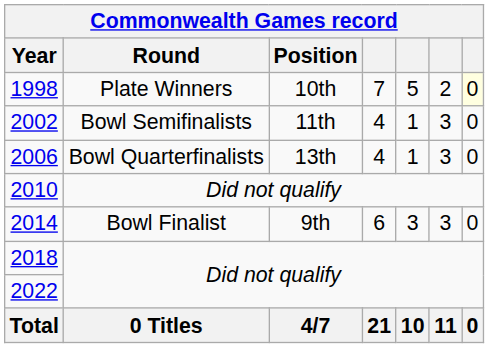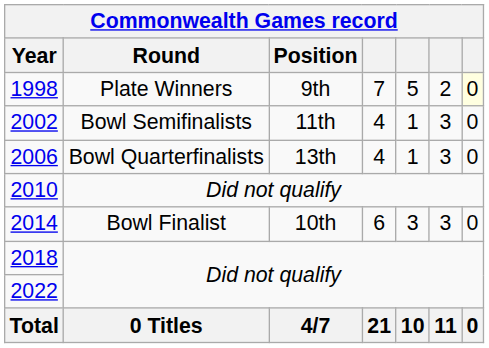(316, 88) 10th -> (316, 88) 9th
(316, 223) 9th -> (316, 223) 10th
